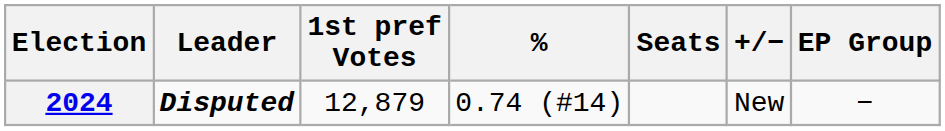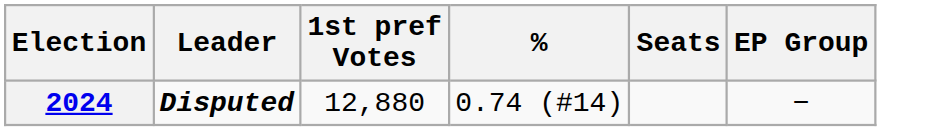- column: (759, 42)
(375, 103) 12,879 -> (375, 103) 12,880
